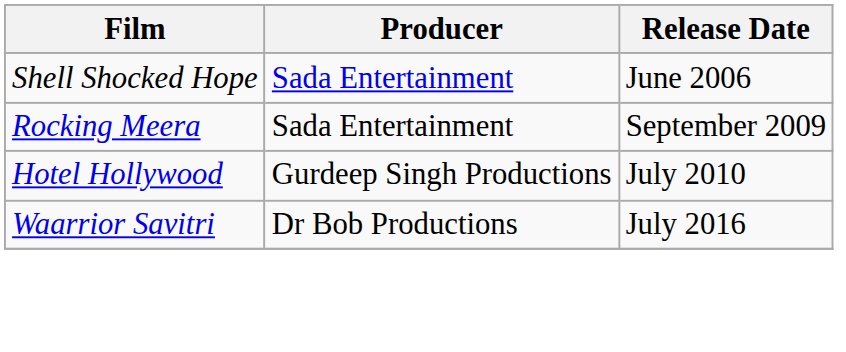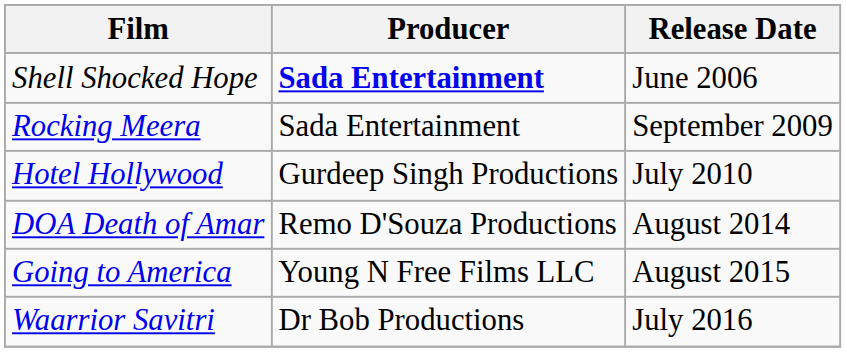(393, 77) normal -> (411, 77) bold
+ row: (138, 223)
+ row: (122, 272)
